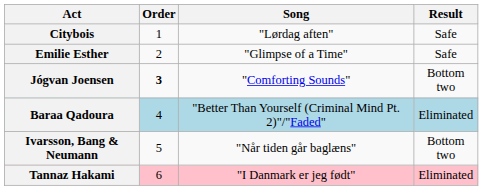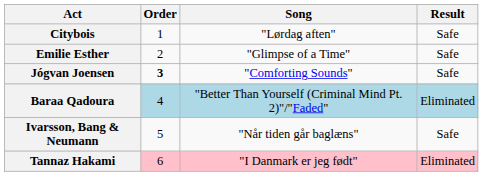(446, 80) Bottom two -> (448, 73) Safe
(446, 148) Bottom two -> (448, 134) Safe
